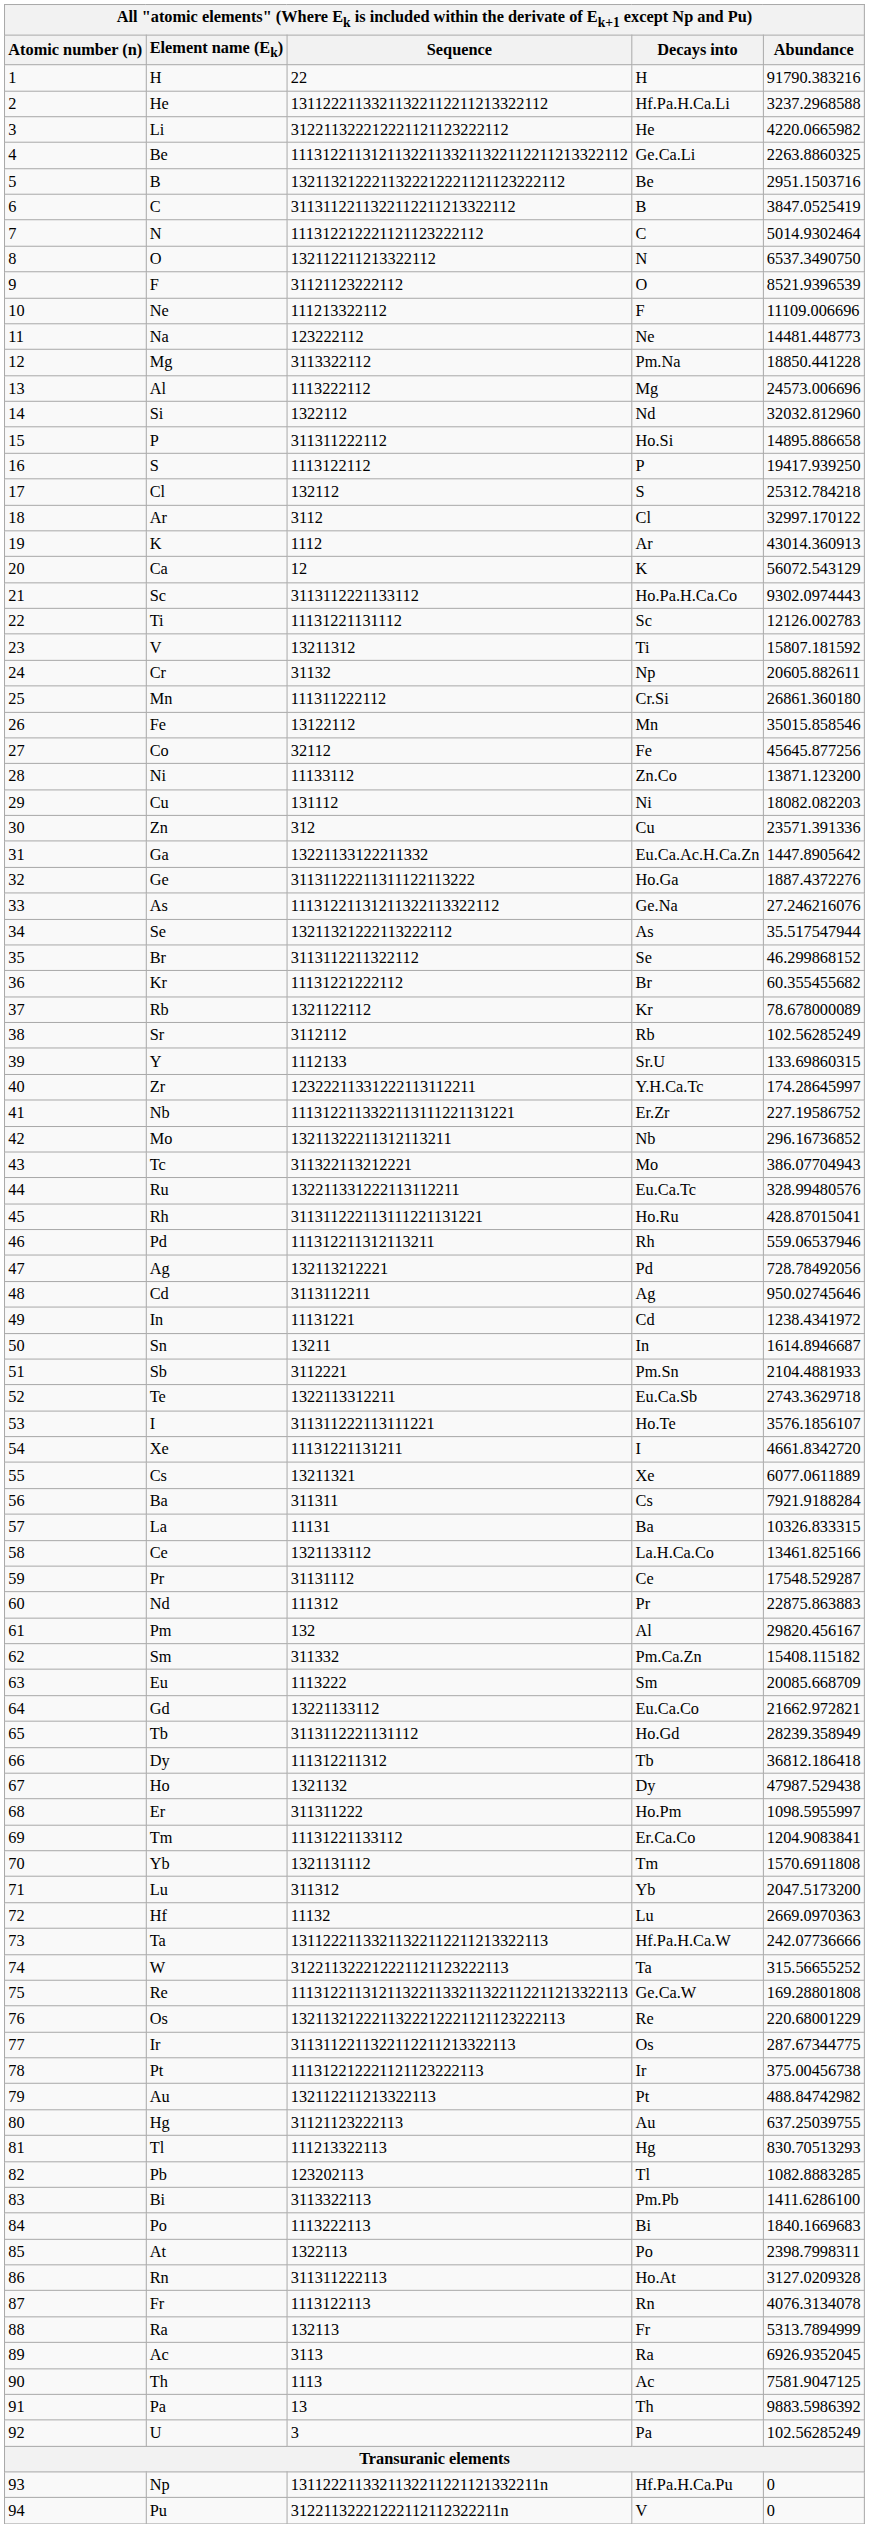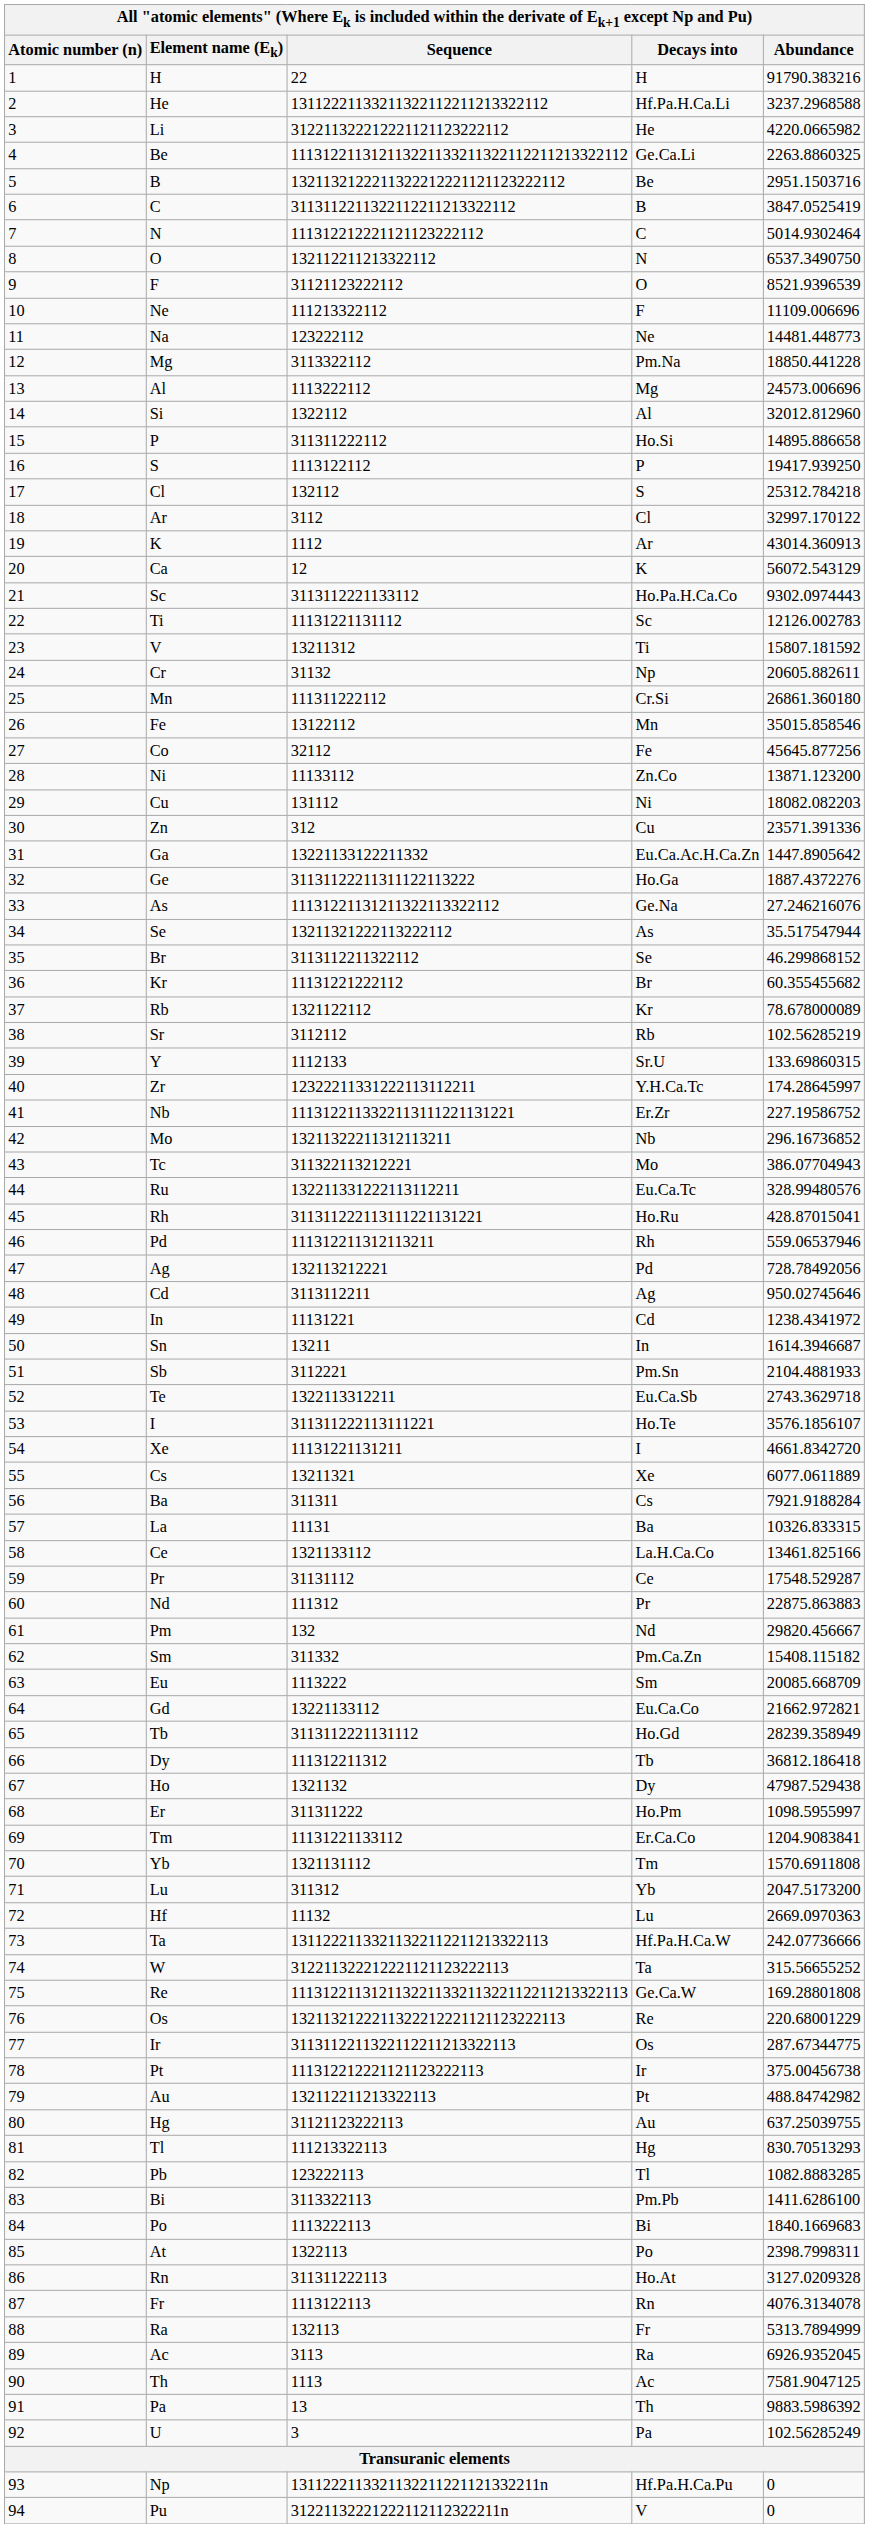(646, 414) Nd -> (644, 414) Al
(814, 414) 32032.812960 -> (814, 414) 32012.812960
(814, 1035) 102.56285249 -> (814, 1035) 102.56285219
(814, 1345) 1614.8946687 -> (814, 1345) 1614.3946687
(644, 1630) Al -> (646, 1630) Nd
(814, 1630) 29820.456167 -> (814, 1630) 29820.456667
(327, 2174) 123202113 -> (327, 2174) 123222113
